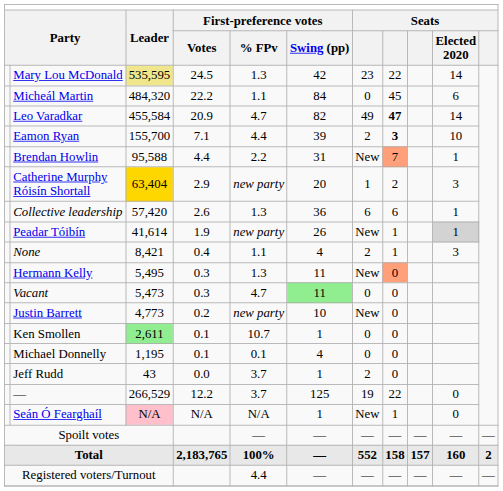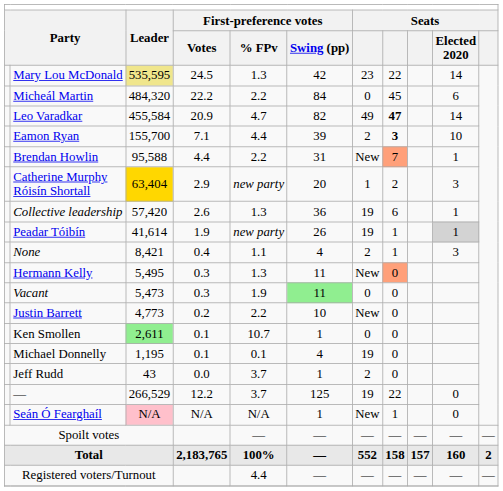(259, 95) 1.1 -> (259, 95) 2.2
(367, 211) 6 -> (367, 211) 19
(367, 232) New -> (367, 232) 19
(259, 292) 4.7 -> (259, 292) 1.9
(259, 313) new party -> (259, 313) 2.2
(367, 353) 0 -> (367, 353) 19
